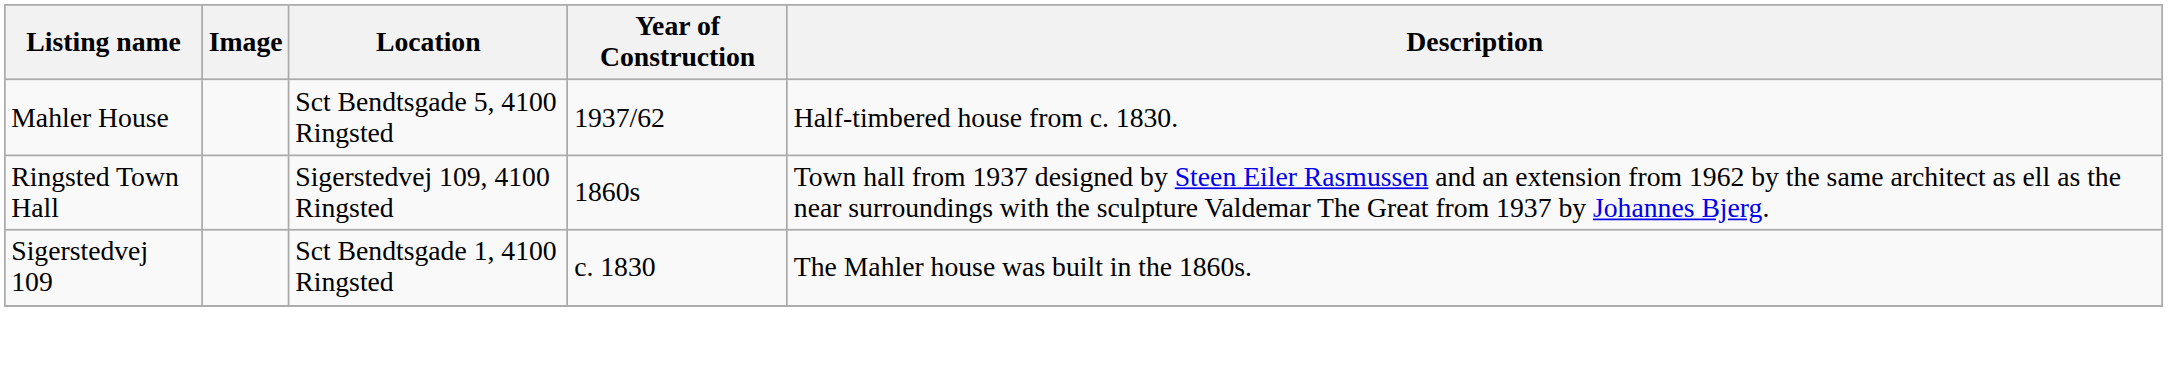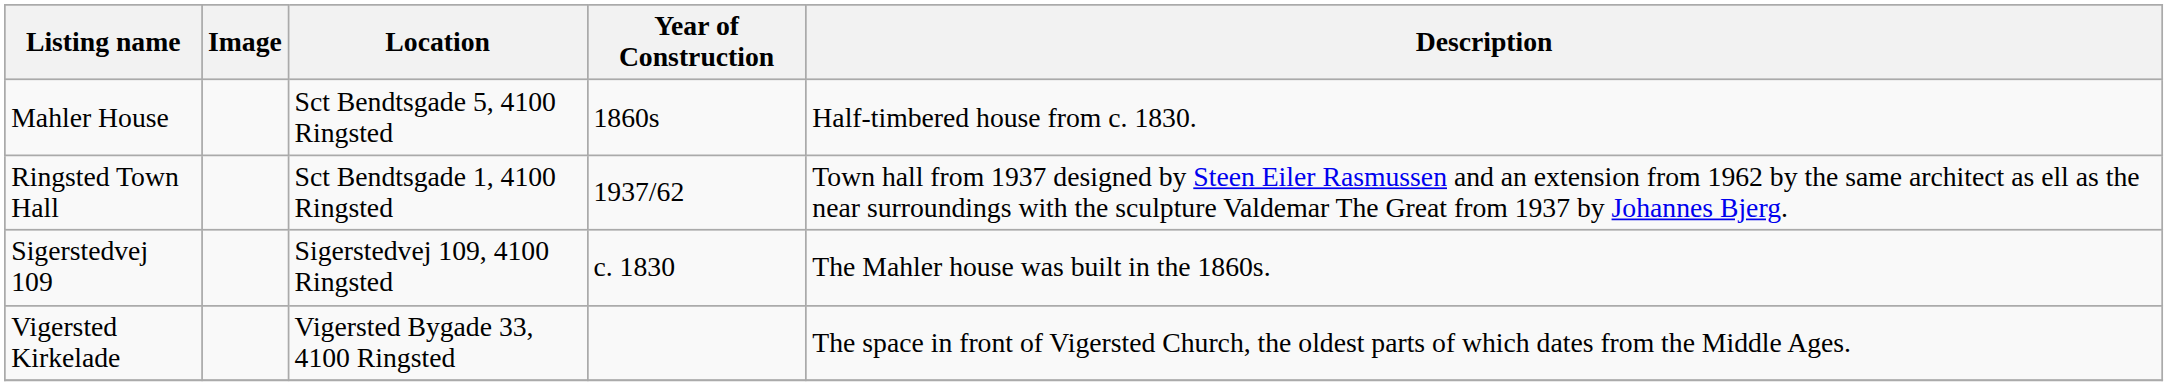(620, 117) 1937/62 -> (627, 117) 1860s
(423, 192) Sigerstedvej 109, 4100 Ringsted -> (425, 192) Sct Bendtsgade 1, 4100 Ringsted
(607, 192) 1860s -> (639, 192) 1937/62
(426, 267) Sct Bendtsgade 1, 4100 Ringsted -> (422, 267) Sigerstedvej 109, 4100 Ringsted
+ row: (66, 342)
